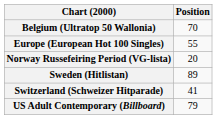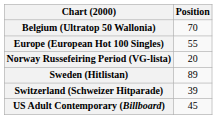(193, 91) 41 -> (193, 91) 39
(193, 106) 79 -> (193, 106) 45
